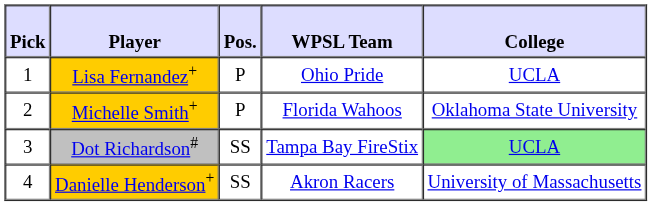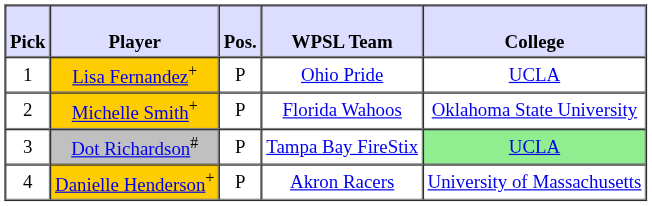(240, 146) SS -> (240, 146) P
(240, 182) SS -> (240, 182) P
